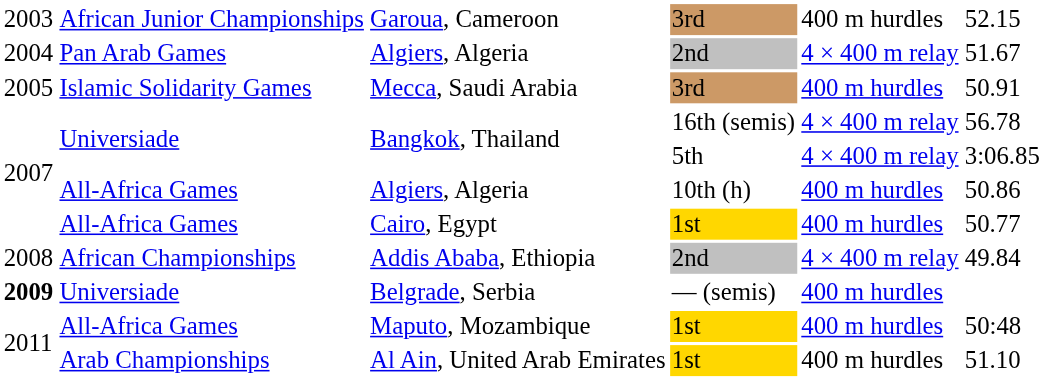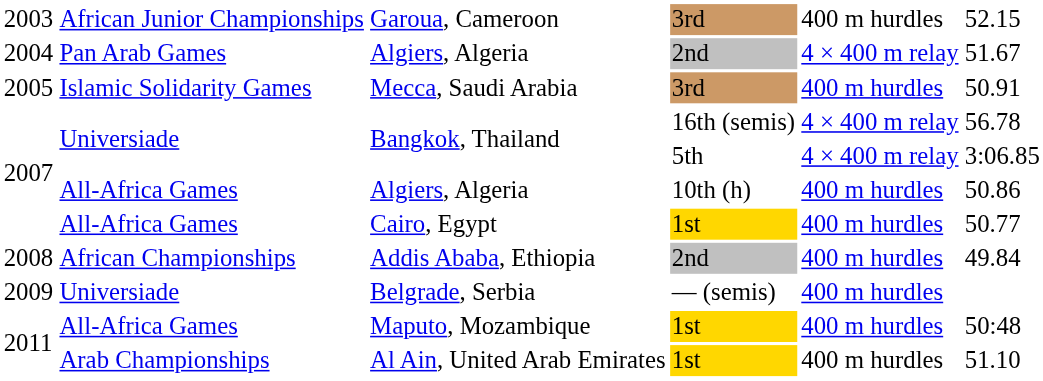(880, 258) 4 × 400 m relay -> (872, 258) 400 m hurdles
(28, 292) bold -> (28, 292) normal
